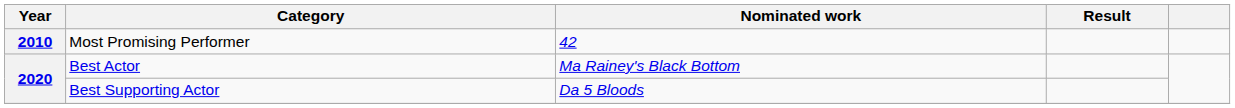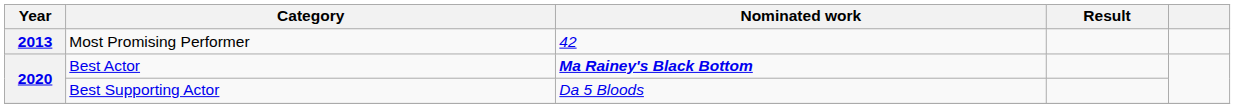(35, 41) 2010 -> (35, 41) 2013
(650, 66) normal -> (656, 66) bold
